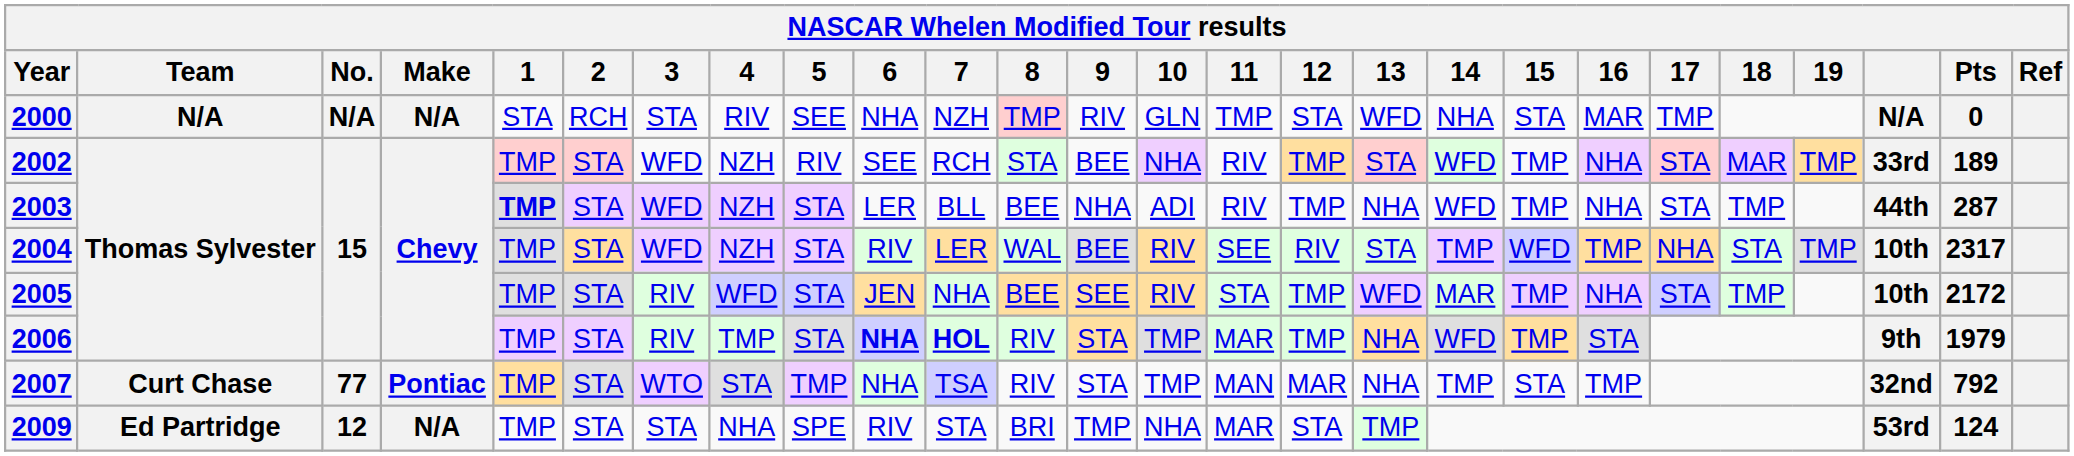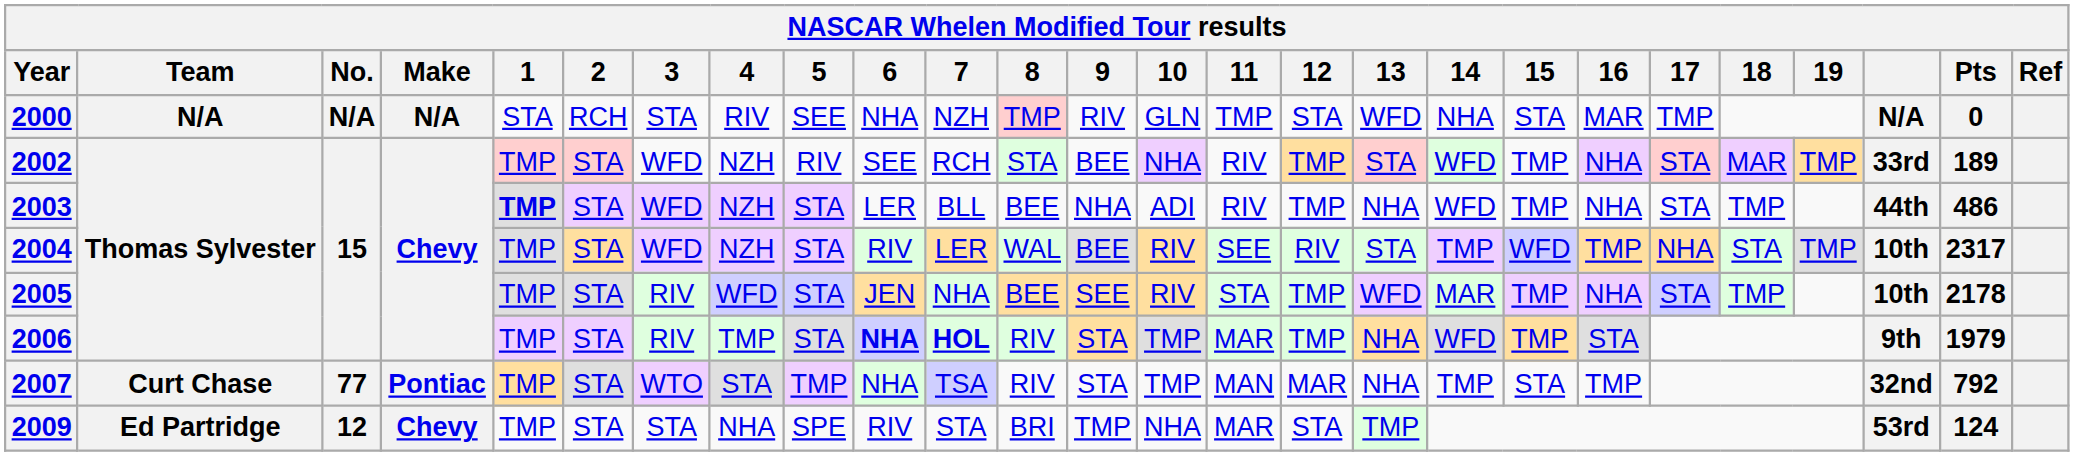(1976, 205) 287 -> (1976, 205) 486
(1976, 294) 2172 -> (1976, 294) 2178
(437, 428) N/A -> (437, 428) Chevy
